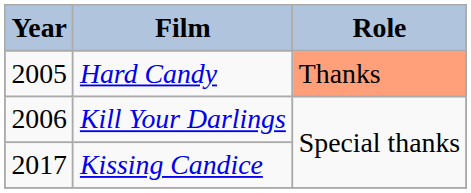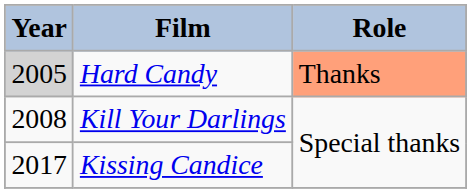(39, 73) no background -> (39, 73) lightgrey background
(39, 119) 2006 -> (39, 119) 2008
